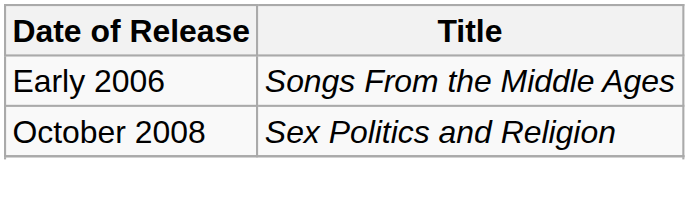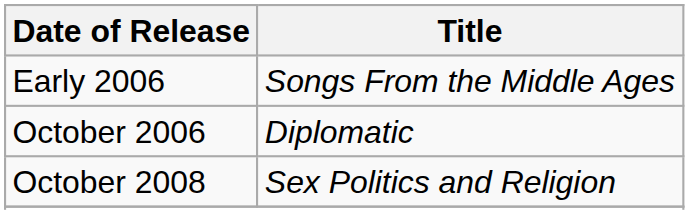+ row: (109, 132)
